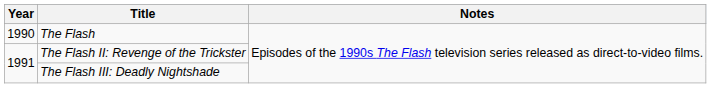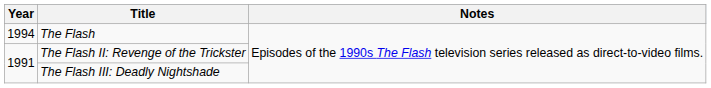(21, 33) 1990 -> (21, 33) 1994
